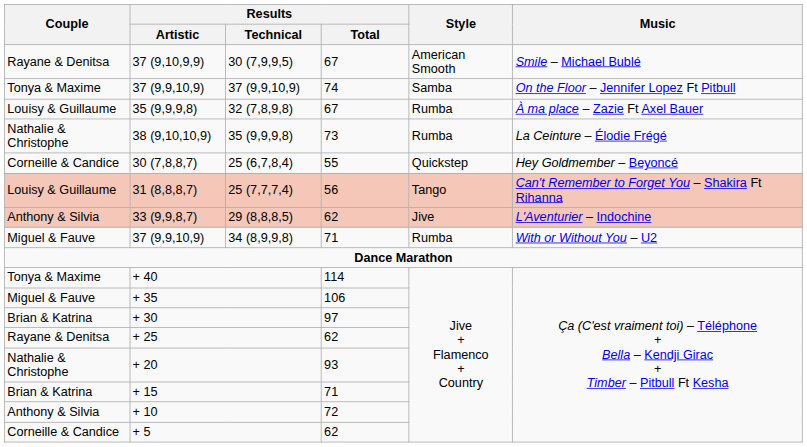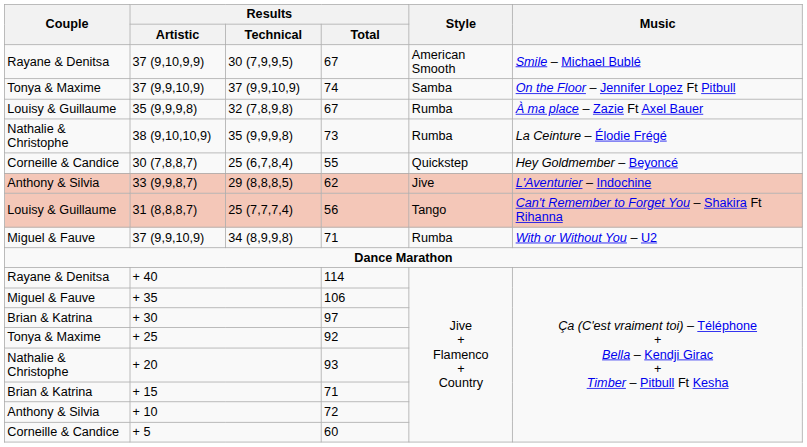rows swapped: (261, 190) <-> (261, 217)
(54, 277) Tonya & Maxime -> (58, 277) Rayane & Denitsa
(58, 337) Rayane & Denitsa -> (54, 337) Tonya & Maxime
(331, 337) 62 -> (331, 337) 92
(331, 432) 62 -> (331, 432) 60
